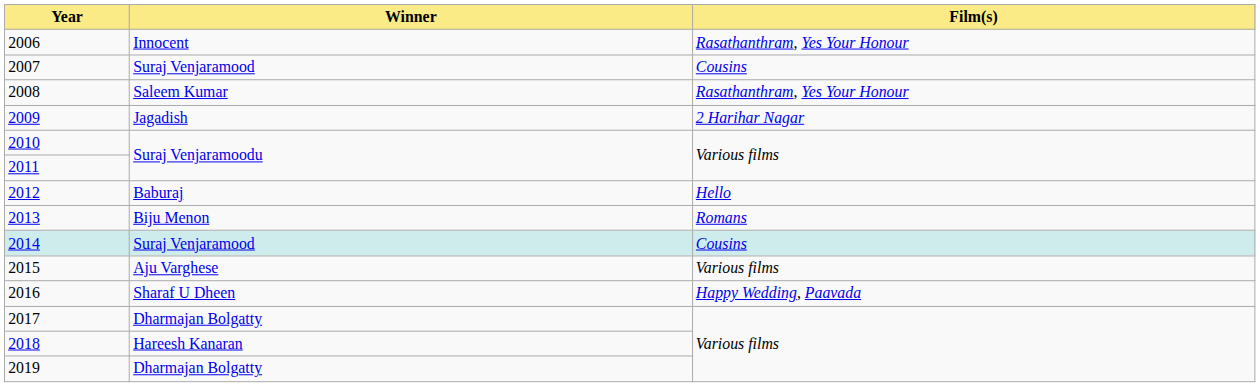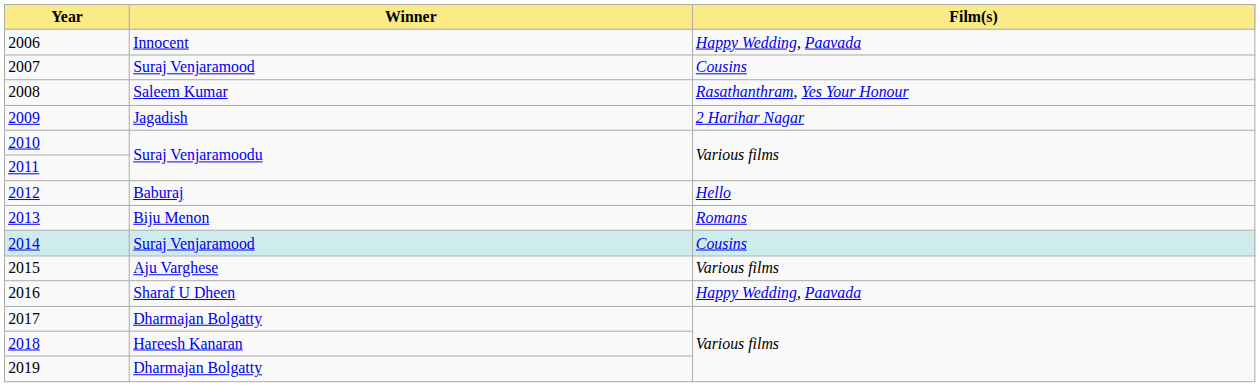(802, 42) Rasathanthram, Yes Your Honour -> (778, 42) Happy Wedding, Paavada
